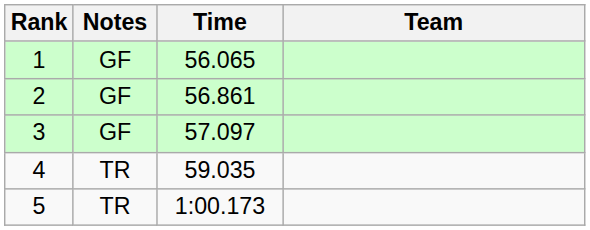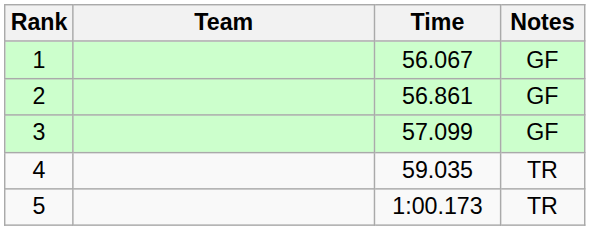columns swapped: (434, 22) <-> (115, 22)
(220, 59) 56.065 -> (437, 59) 56.067
(220, 133) 57.097 -> (437, 133) 57.099
